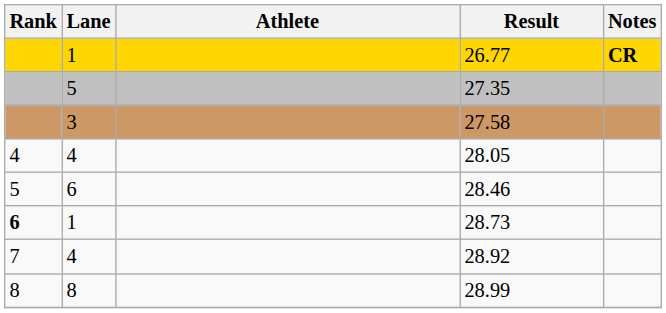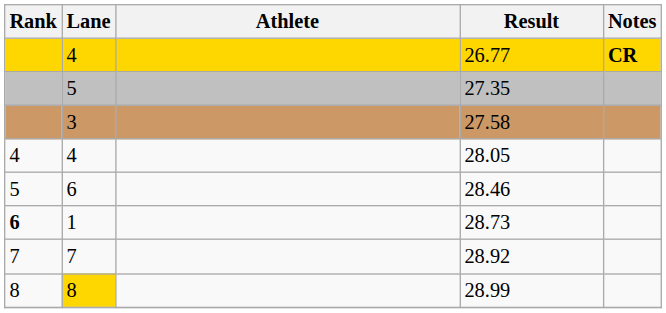(71, 55) 1 -> (71, 55) 4
(71, 256) 4 -> (71, 256) 7
(71, 290) no background -> (71, 290) gold background
